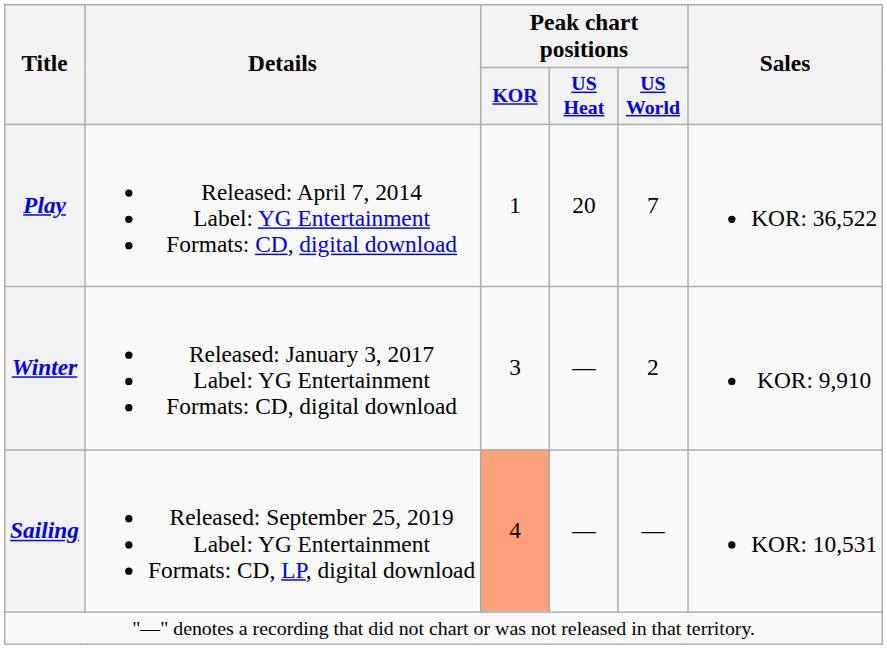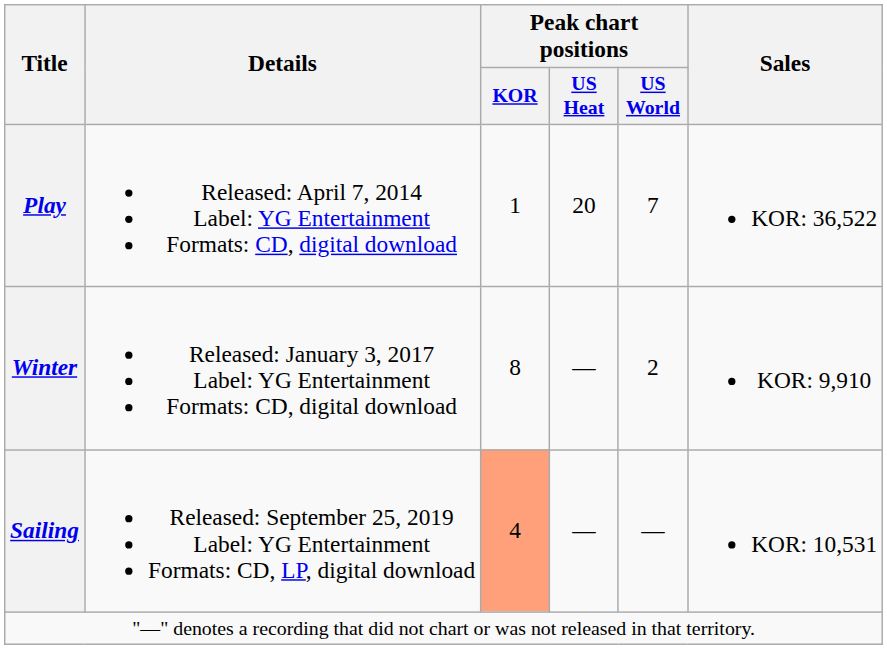(515, 367) 3 -> (515, 367) 8
